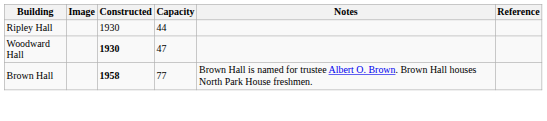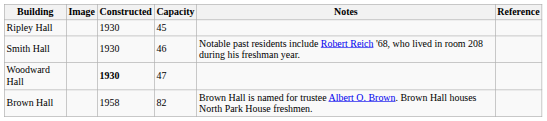(161, 28) 44 -> (161, 28) 45
+ row: (28, 49)
(109, 76) bold -> (109, 103) normal
(161, 76) 77 -> (161, 103) 82
